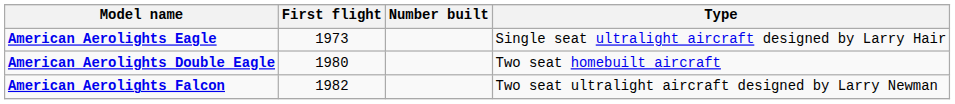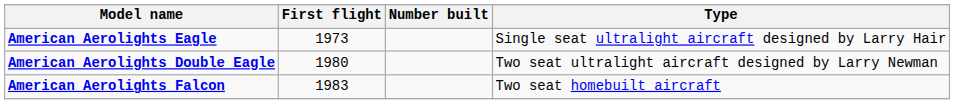(608, 63) Two seat homebuilt aircraft -> (717, 63) Two seat ultralight aircraft designed by Larry Newman
(332, 86) 1982 -> (332, 86) 1983
(717, 86) Two seat ultralight aircraft designed by Larry Newman -> (608, 86) Two seat homebuilt aircraft
